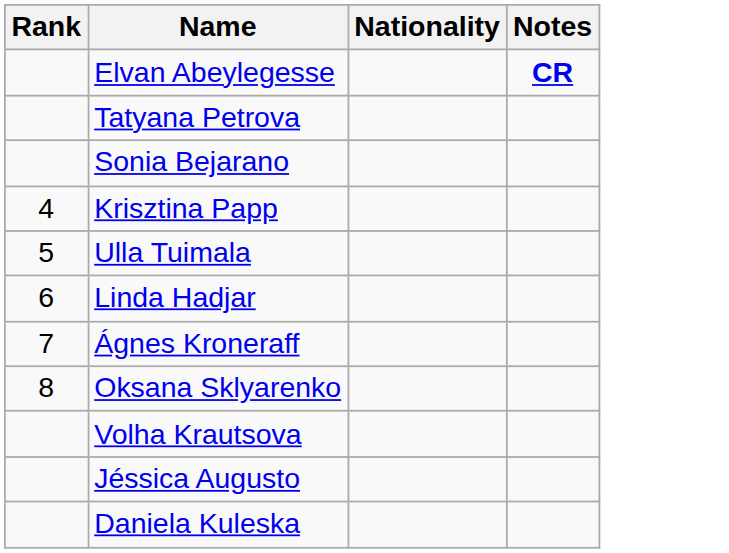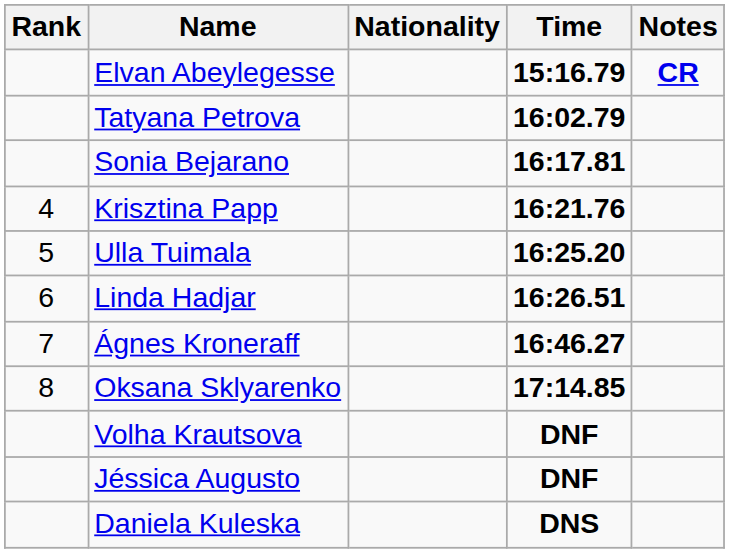+ column: (569, 27)
